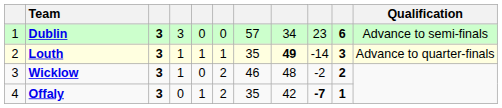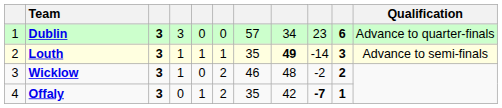(425, 34) Advance to semi-finals -> (425, 34) Advance to quarter-finals
(425, 53) Advance to quarter-finals -> (425, 53) Advance to semi-finals
